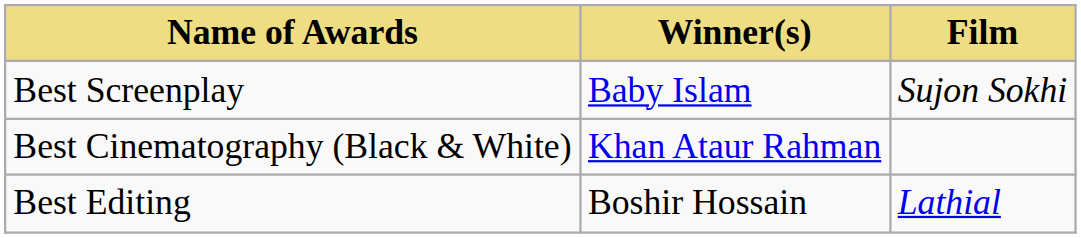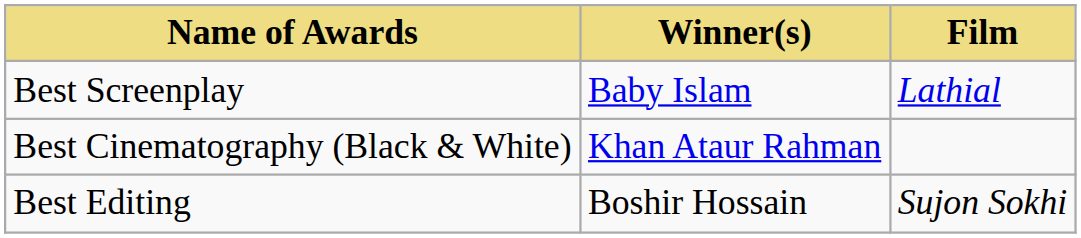(982, 89) Sujon Sokhi -> (949, 89) Lathial
(949, 202) Lathial -> (982, 202) Sujon Sokhi
